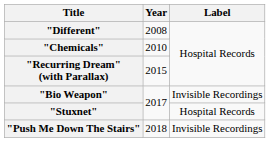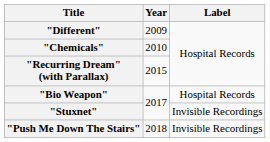(156, 30) 2008 -> (156, 30) 2009
(217, 94) Invisible Recordings -> (217, 94) Hospital Records
(217, 111) Hospital Records -> (217, 111) Invisible Recordings
